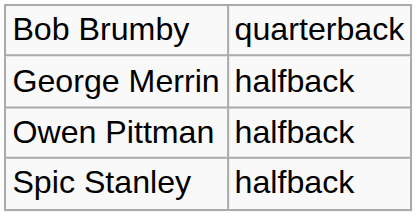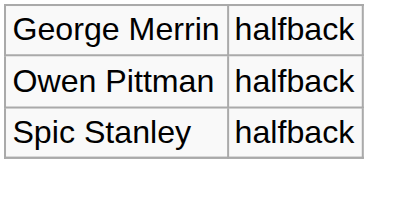- row: (101, 30)
